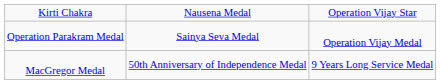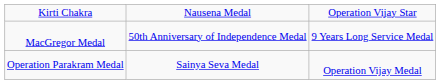rows swapped: (65, 36) <-> (65, 71)
